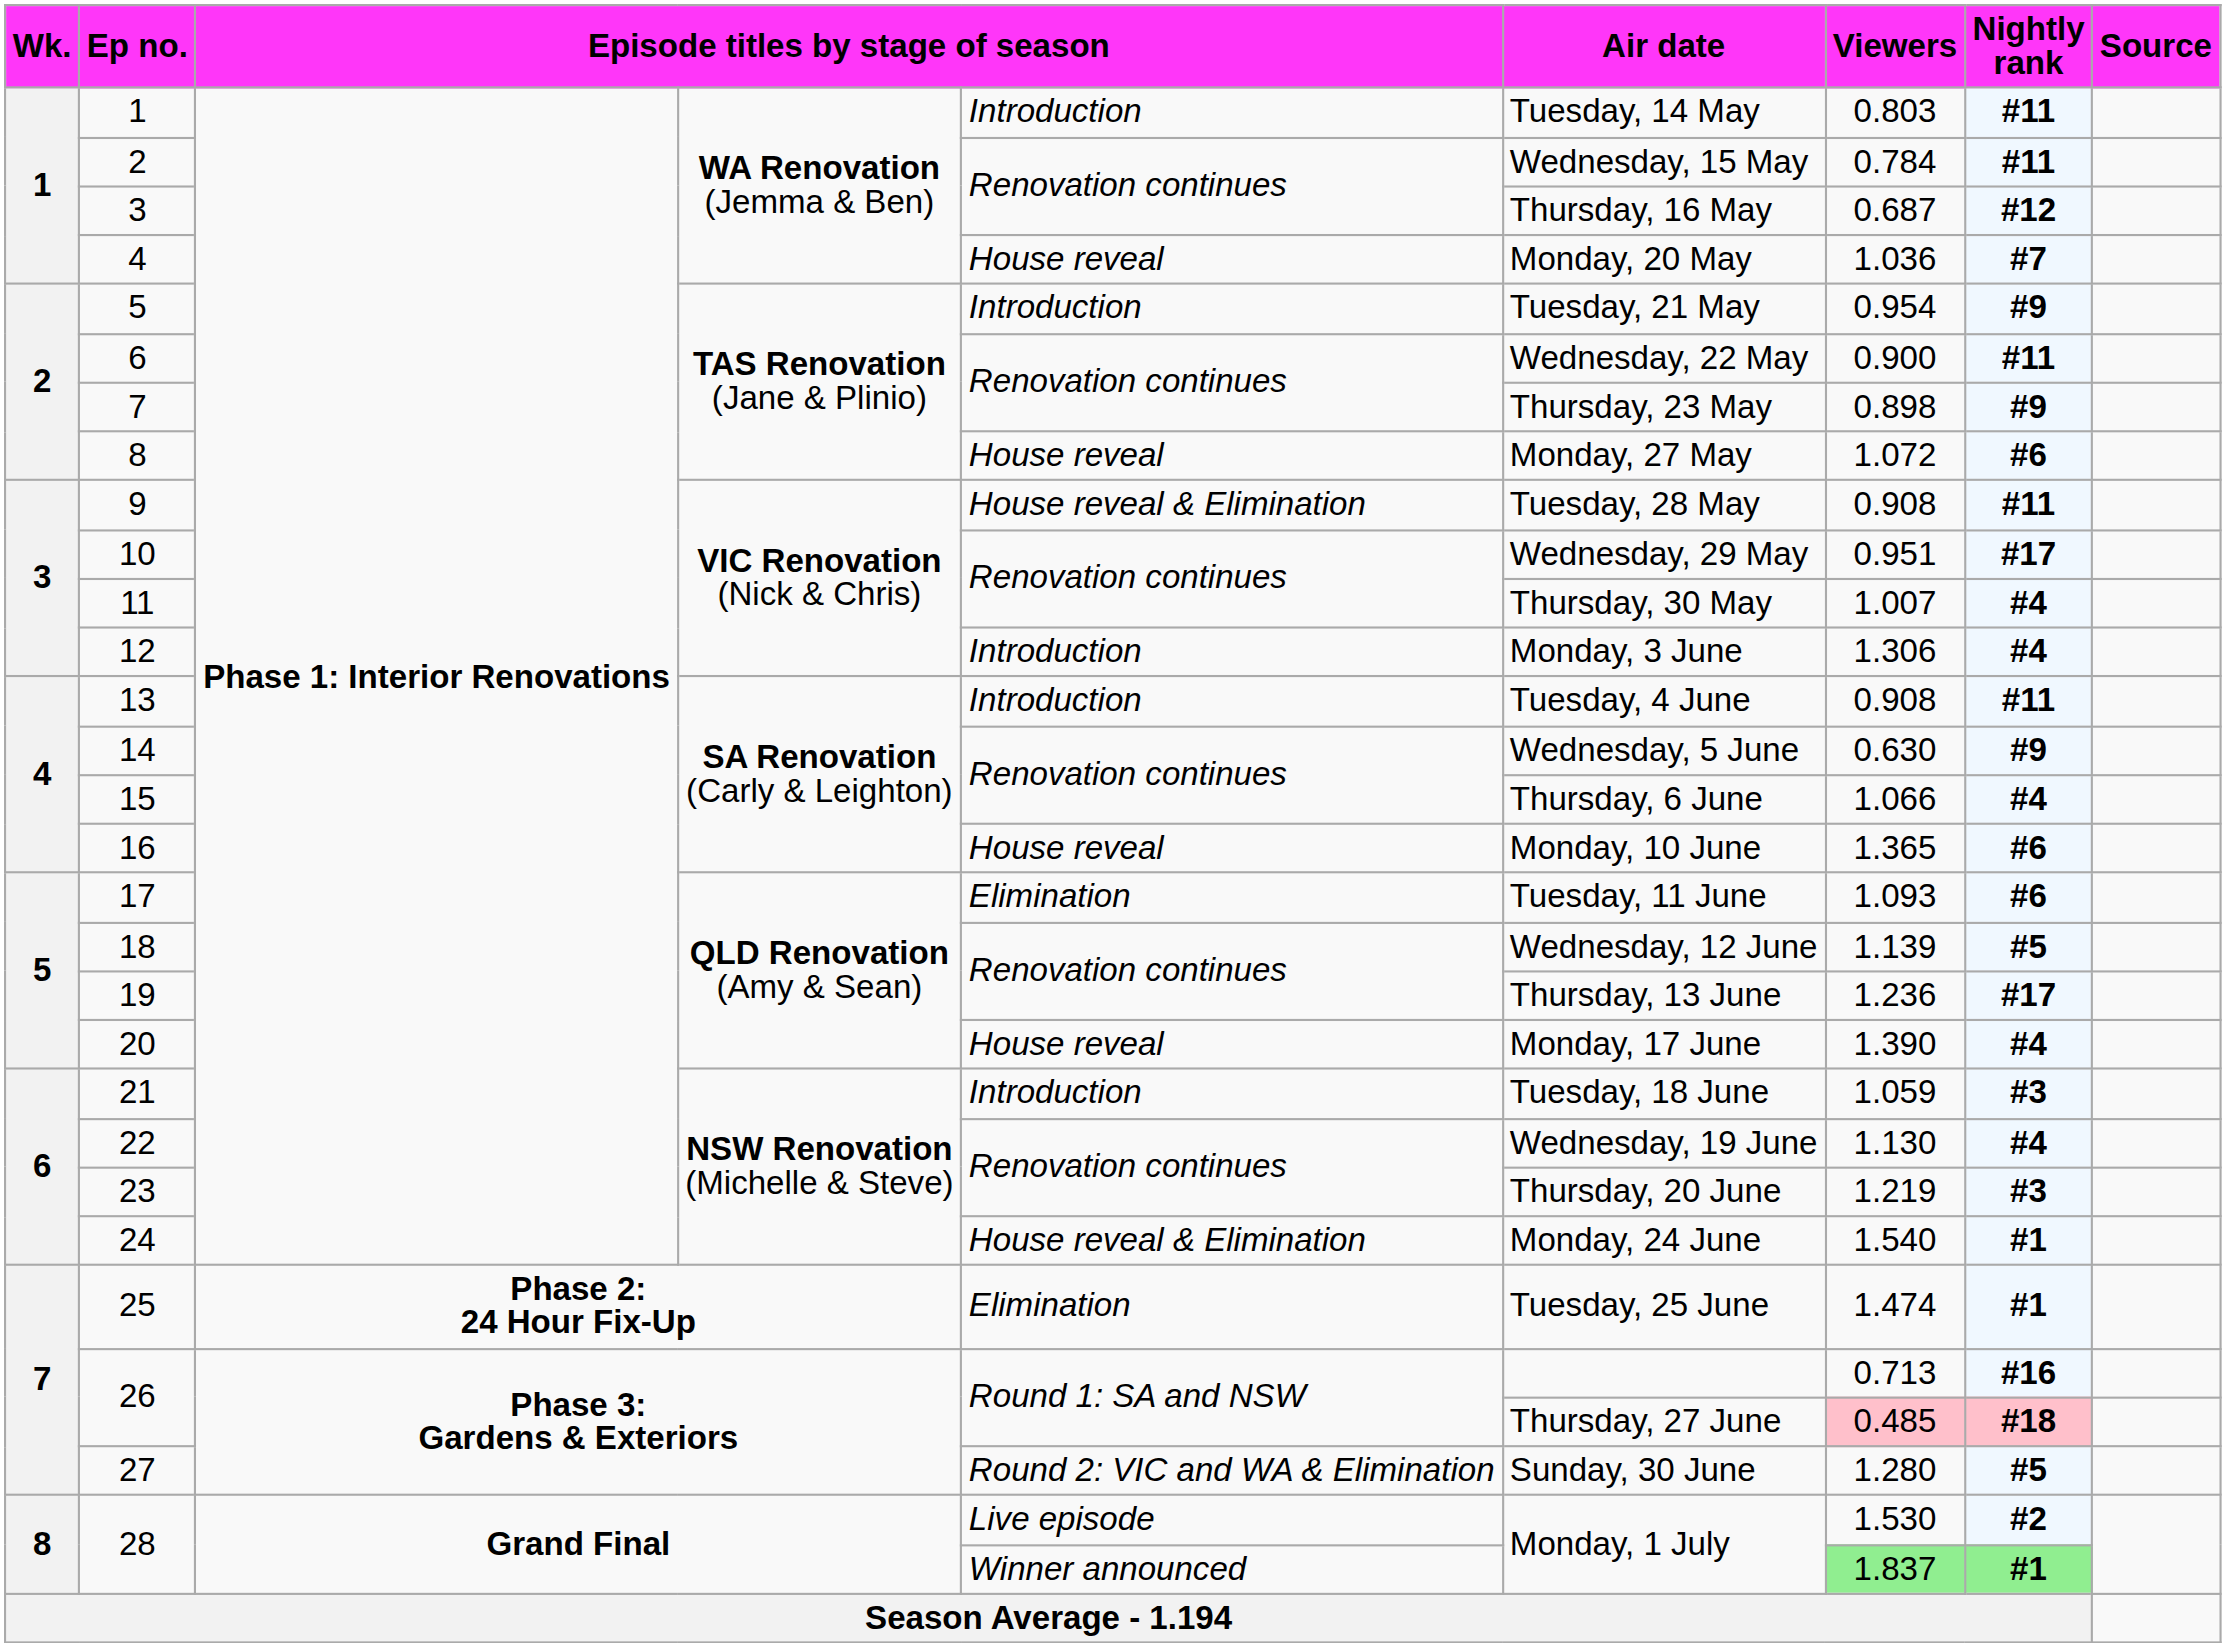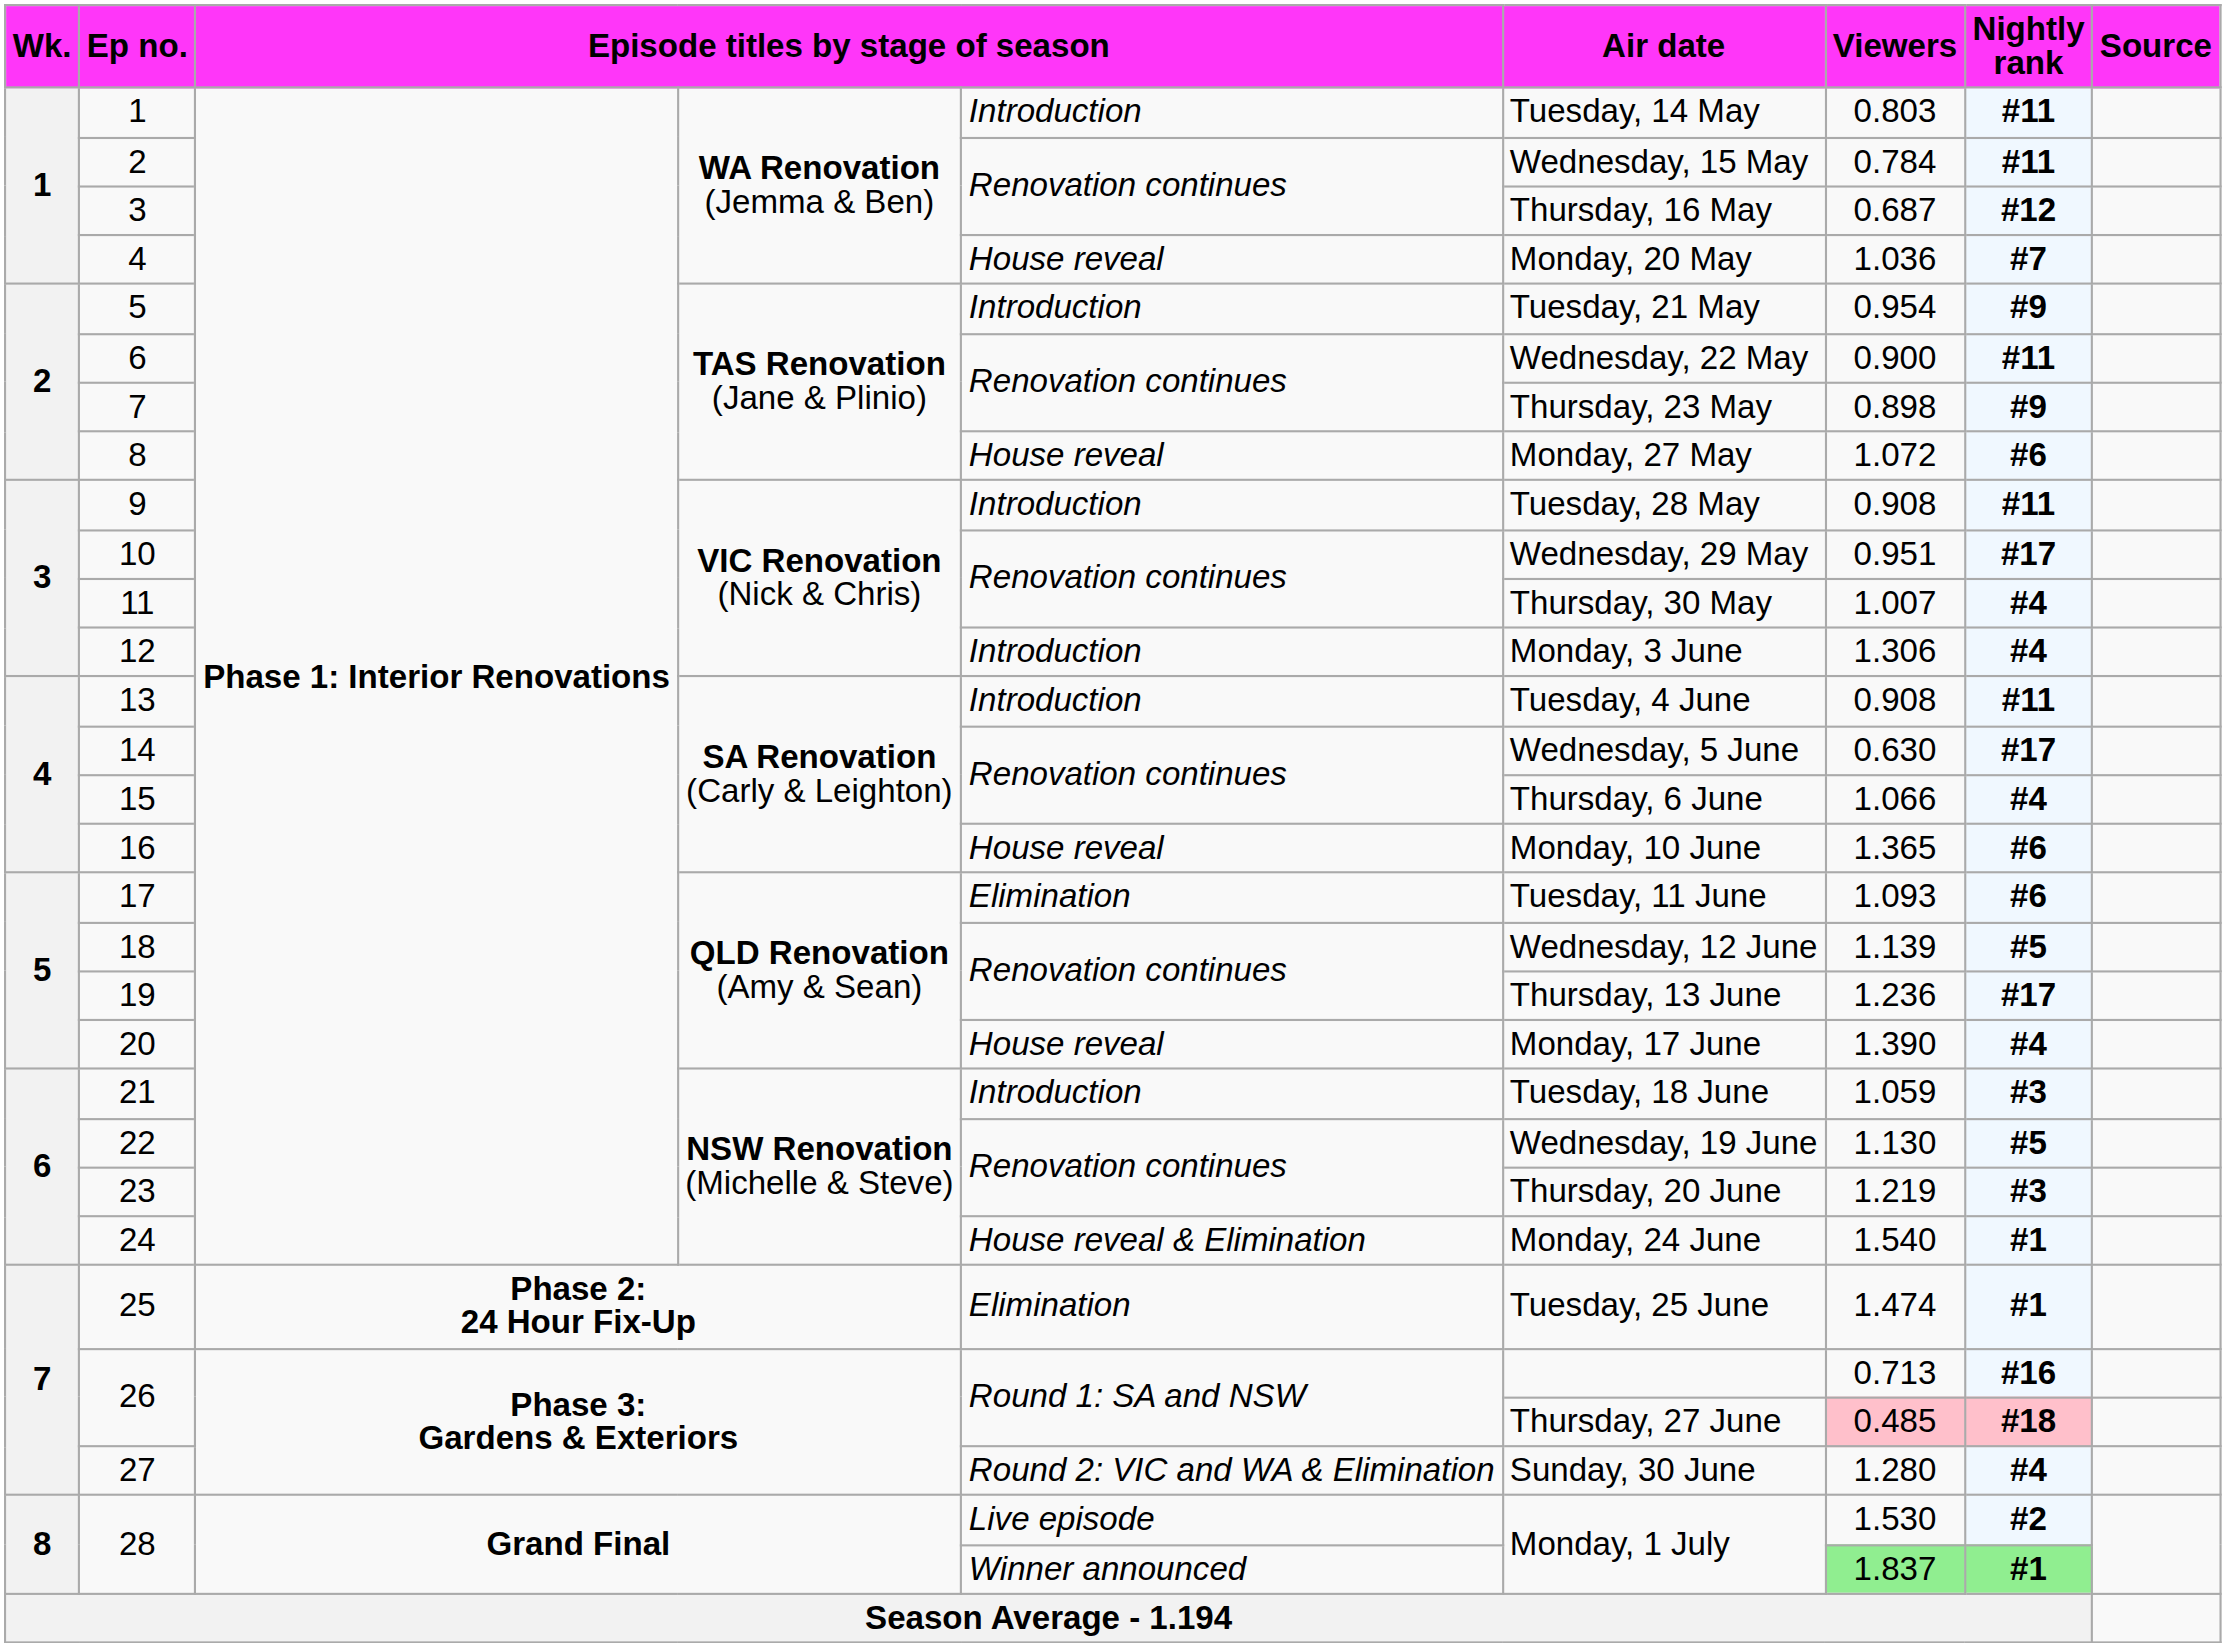(1167, 503) House reveal & Elimination -> (1055, 503) Introduction
(2029, 749) #9 -> (2029, 749) #17
(2029, 1141) #4 -> (2029, 1141) #5
(2029, 1469) #5 -> (2029, 1469) #4
